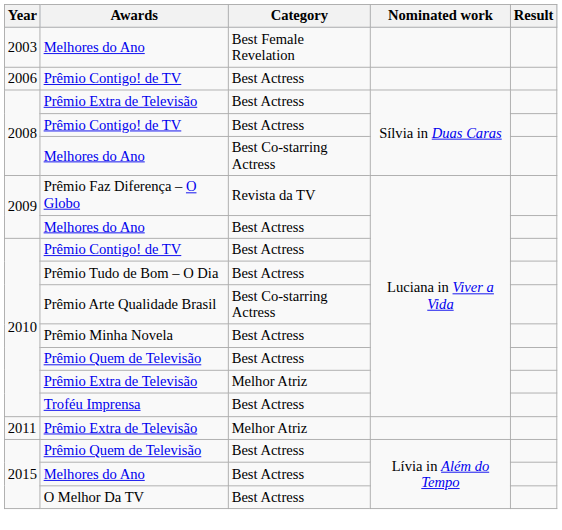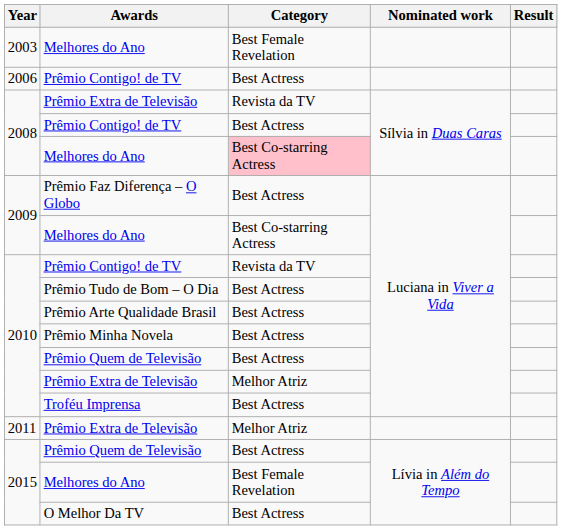(268, 101) Best Actress -> (274, 101) Revista da TV
(280, 156) no background -> (280, 156) pink background
(274, 195) Revista da TV -> (268, 195) Best Actress
(268, 226) Best Actress -> (280, 235) Best Co-starring Actress
(268, 249) Best Actress -> (274, 266) Revista da TV
(280, 304) Best Co-starring Actress -> (268, 312) Best Actress
(268, 474) Best Actress -> (268, 482) Best Female Revelation
